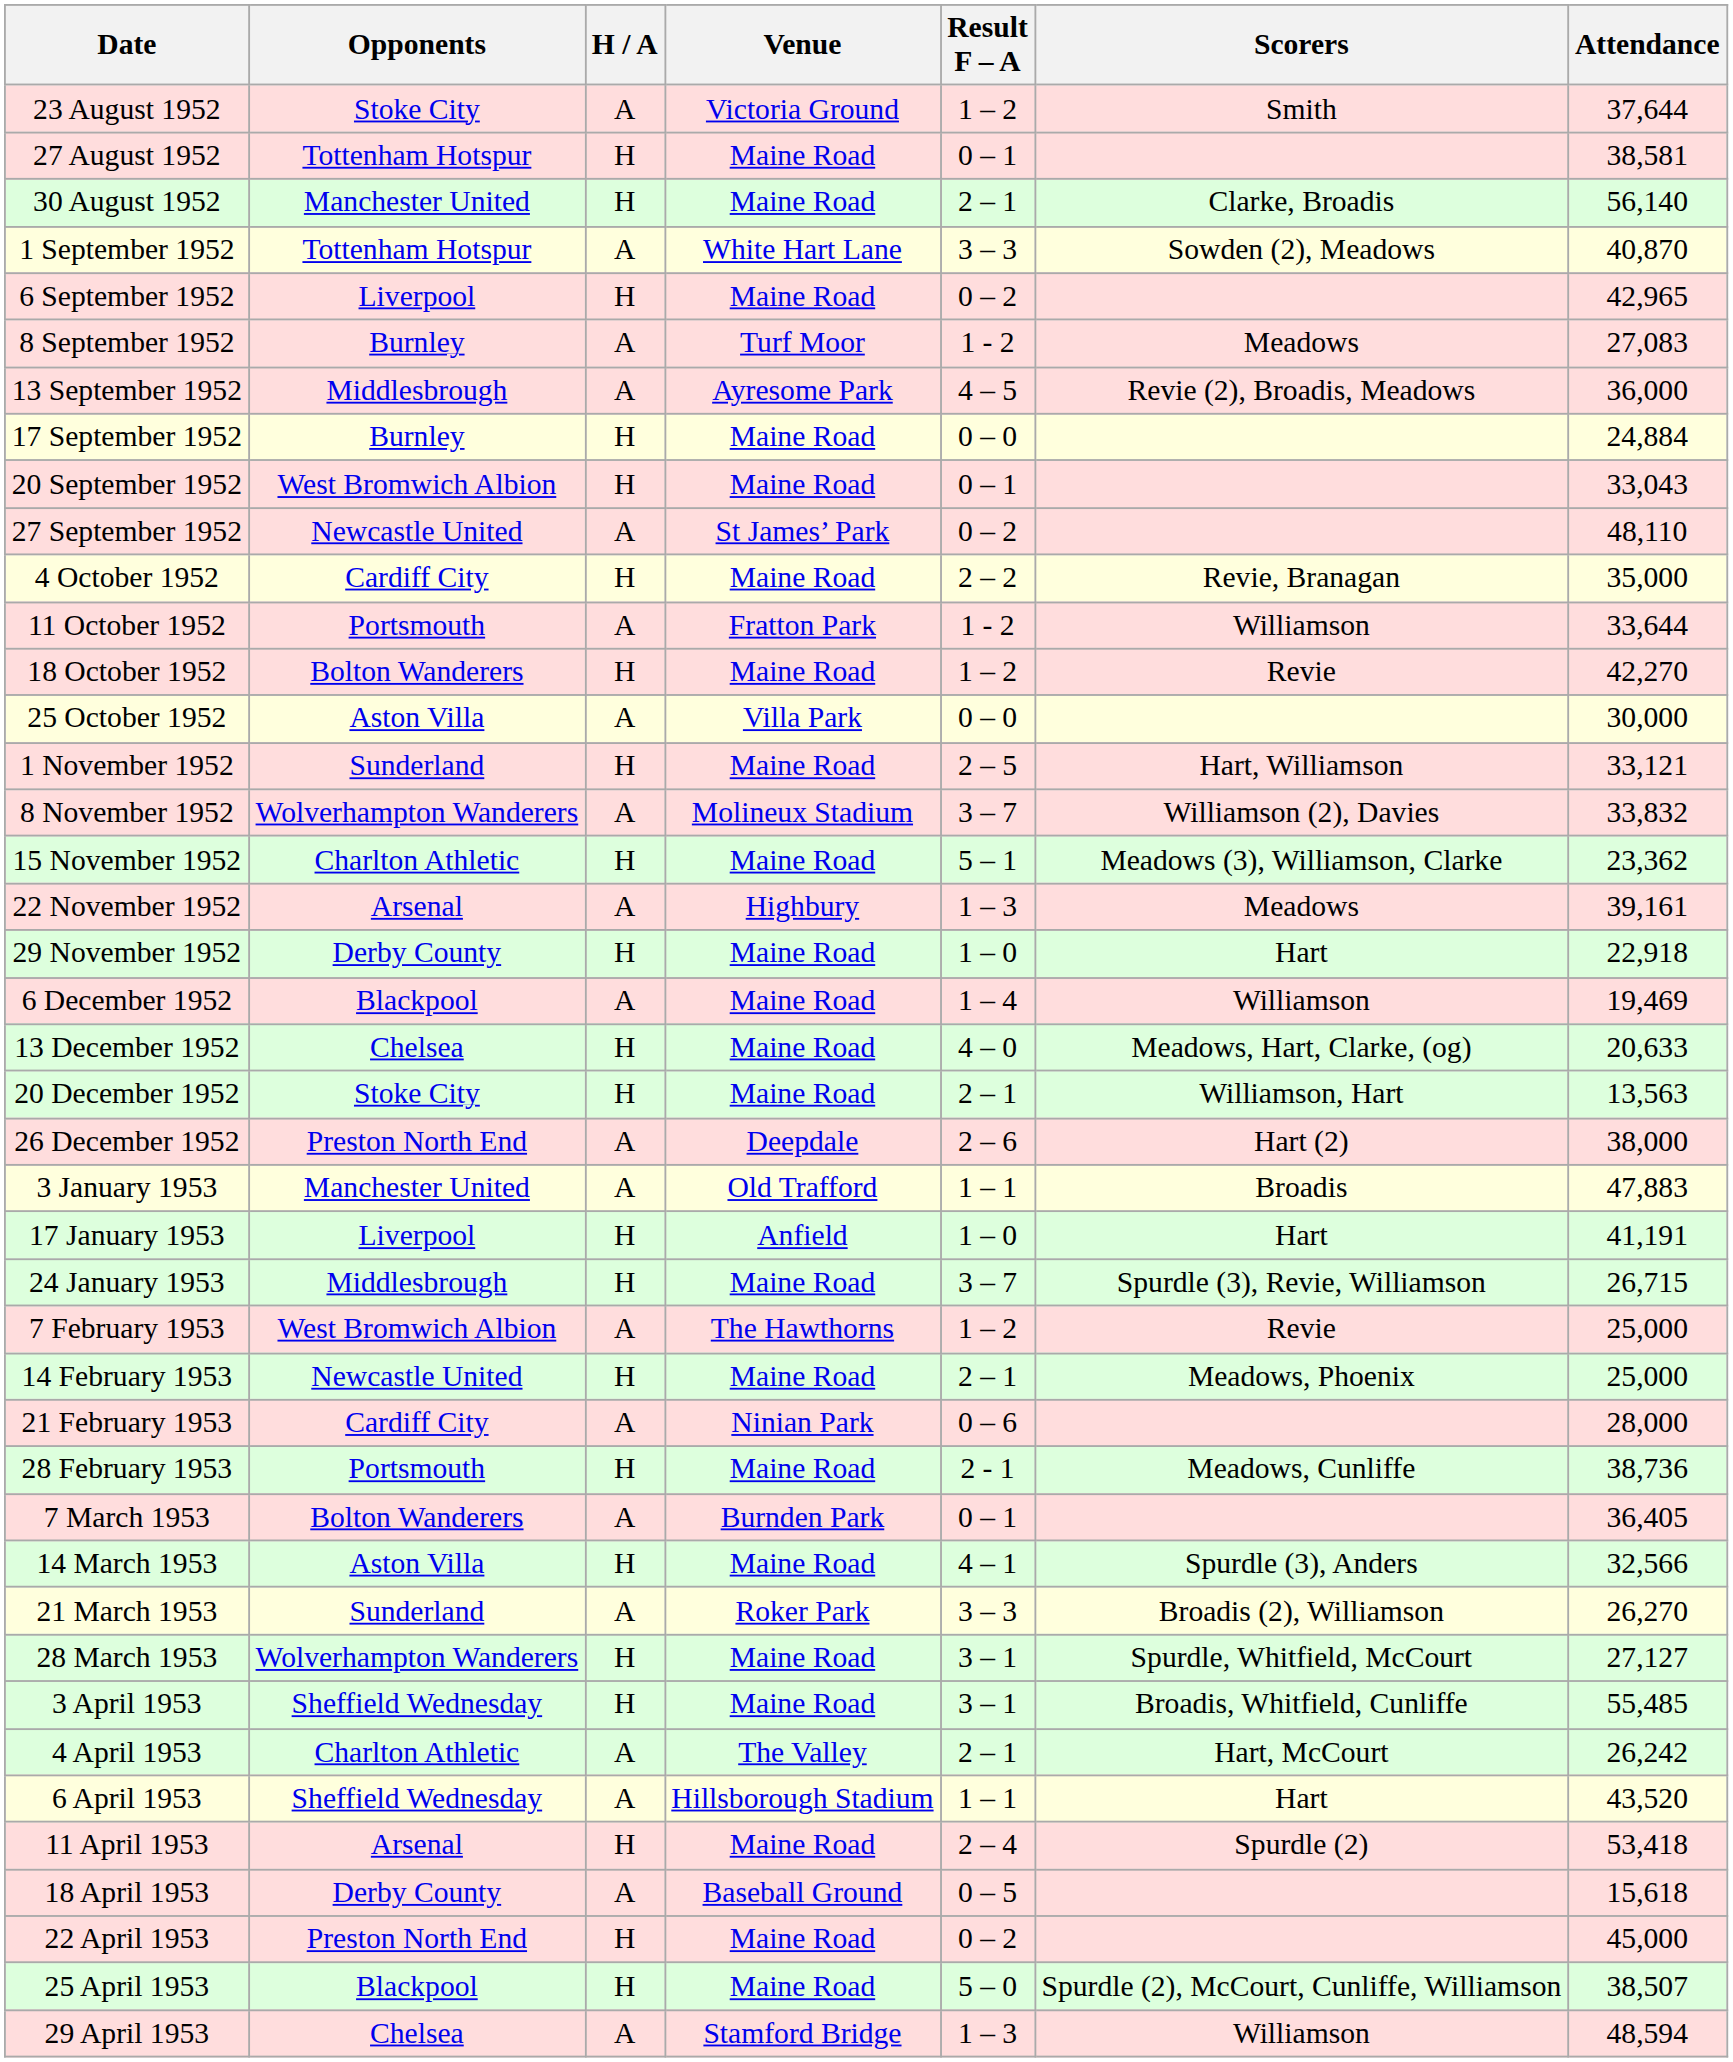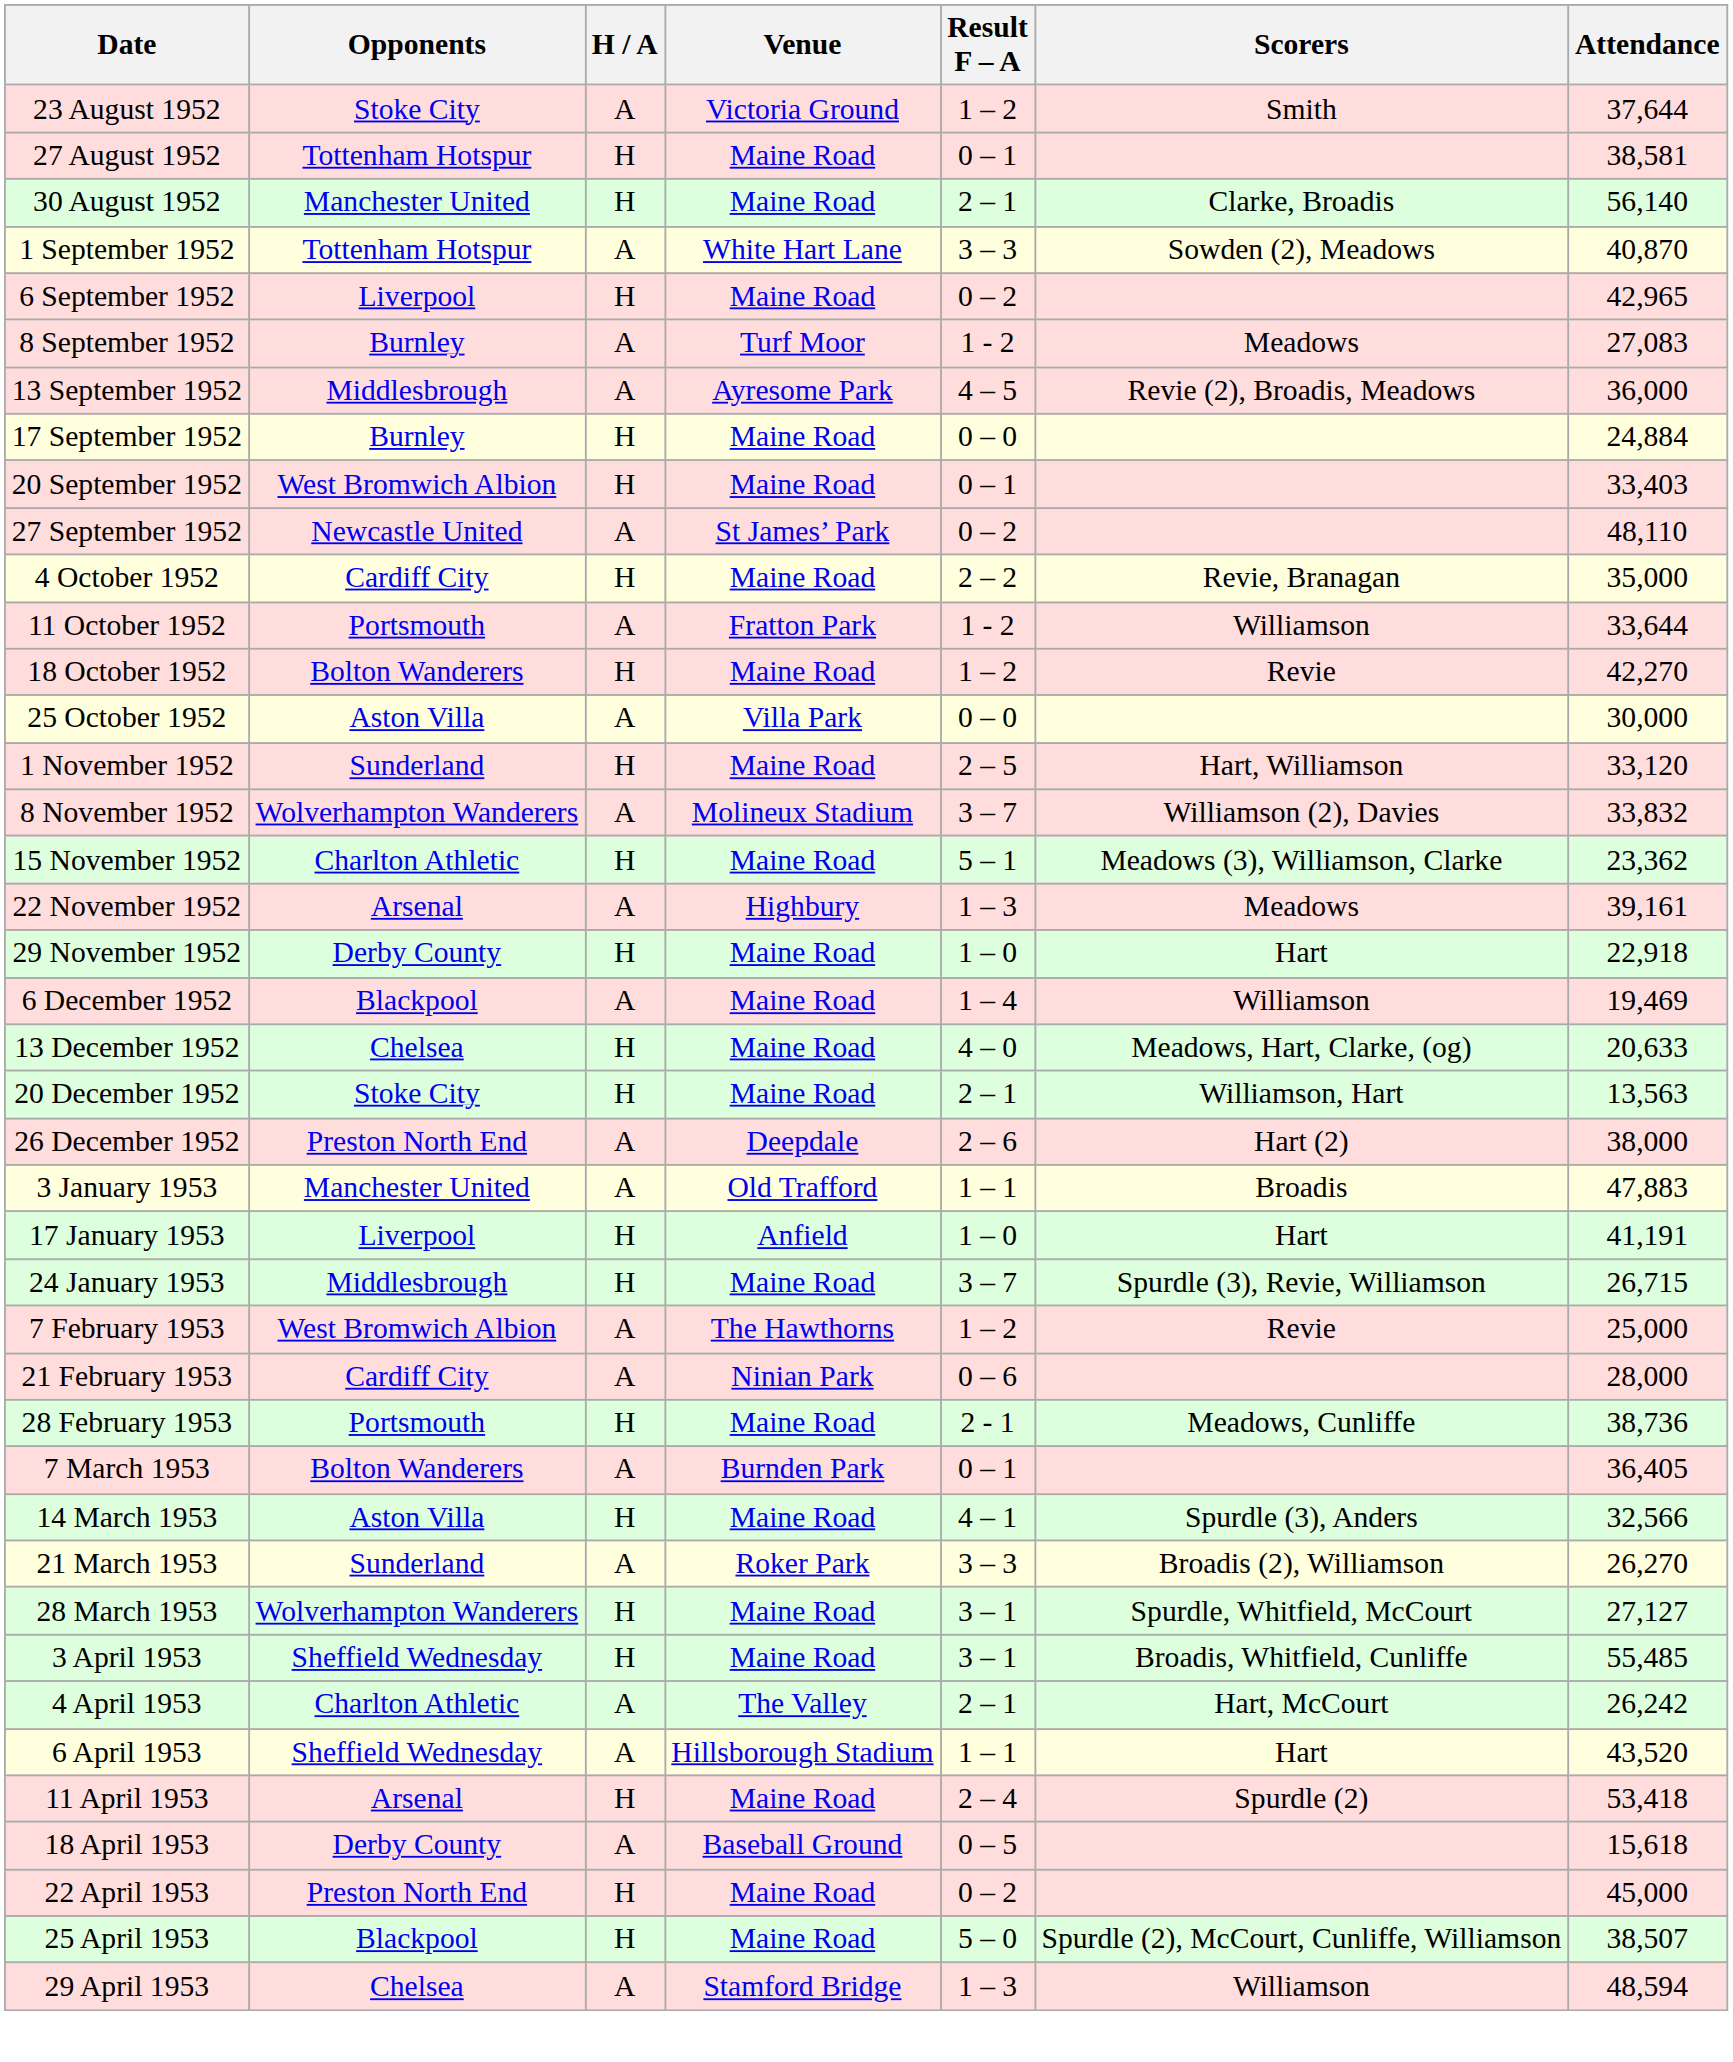(1647, 483) 33,043 -> (1647, 483) 33,403
(1647, 765) 33,121 -> (1647, 765) 33,120
- row: (127, 1375)
